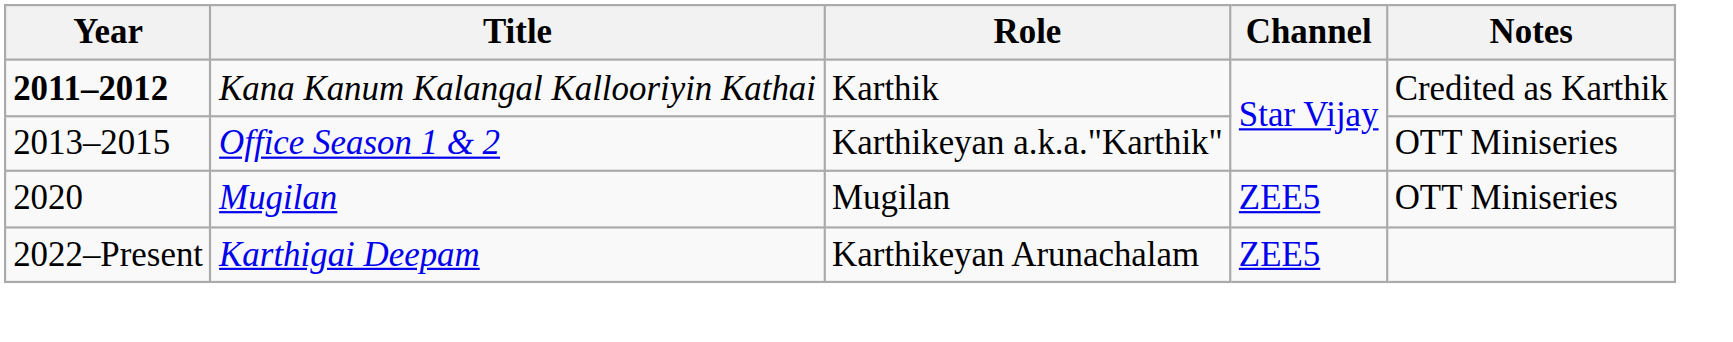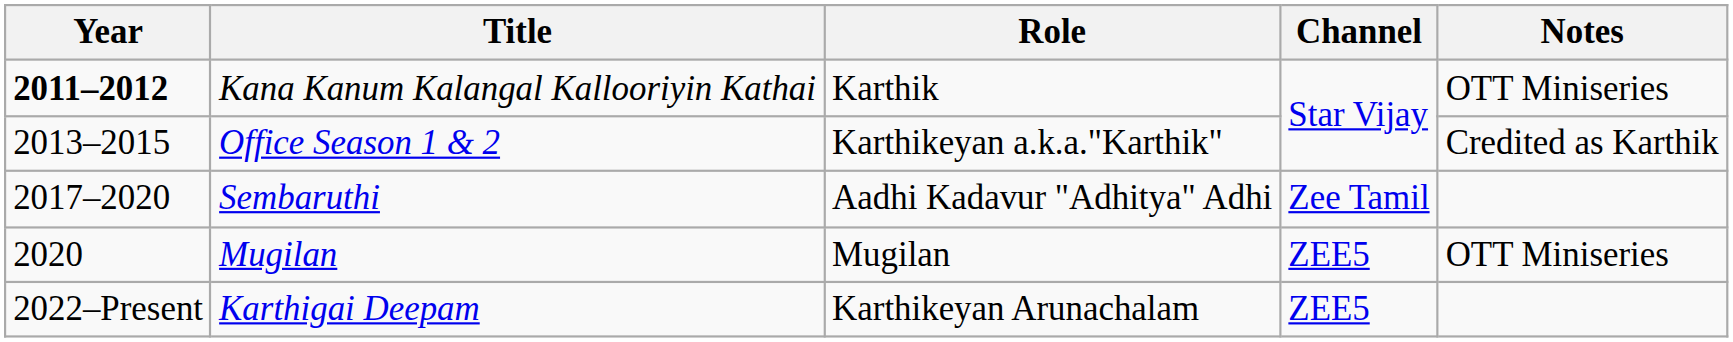(1531, 87) Credited as Karthik -> (1557, 87) OTT Miniseries
(1506, 142) OTT Miniseries -> (1582, 142) Credited as Karthik
+ row: (300, 198)
